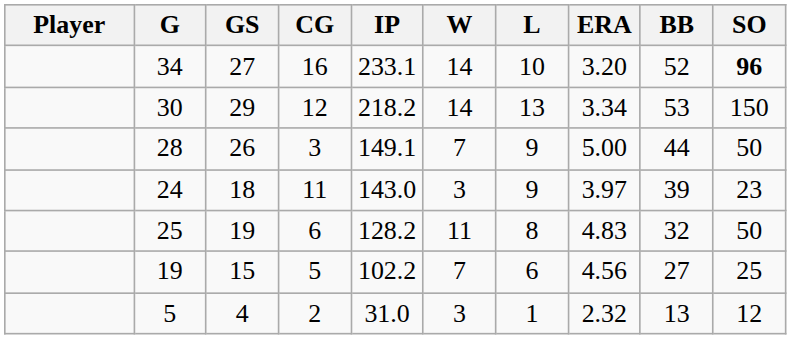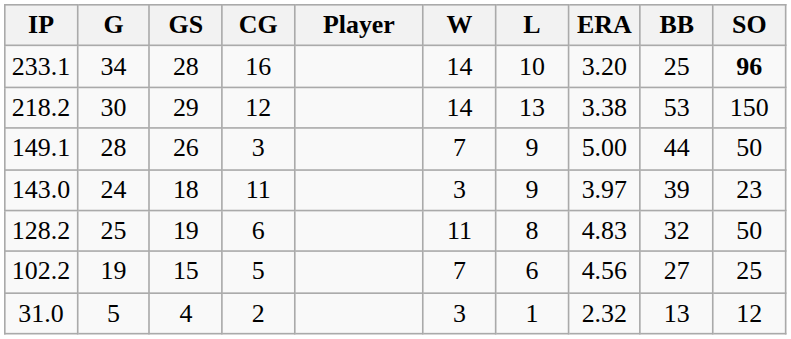columns swapped: (69, 25) <-> (387, 25)
(242, 66) 27 -> (186, 66) 28
(677, 66) 52 -> (677, 66) 25
(604, 107) 3.34 -> (604, 107) 3.38
